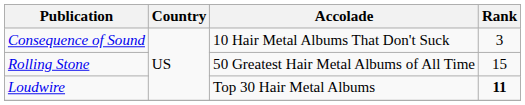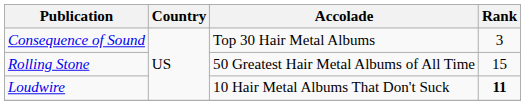(331, 40) 10 Hair Metal Albums That Don't Suck -> (294, 40) Top 30 Hair Metal Albums
(294, 87) Top 30 Hair Metal Albums -> (331, 87) 10 Hair Metal Albums That Don't Suck
